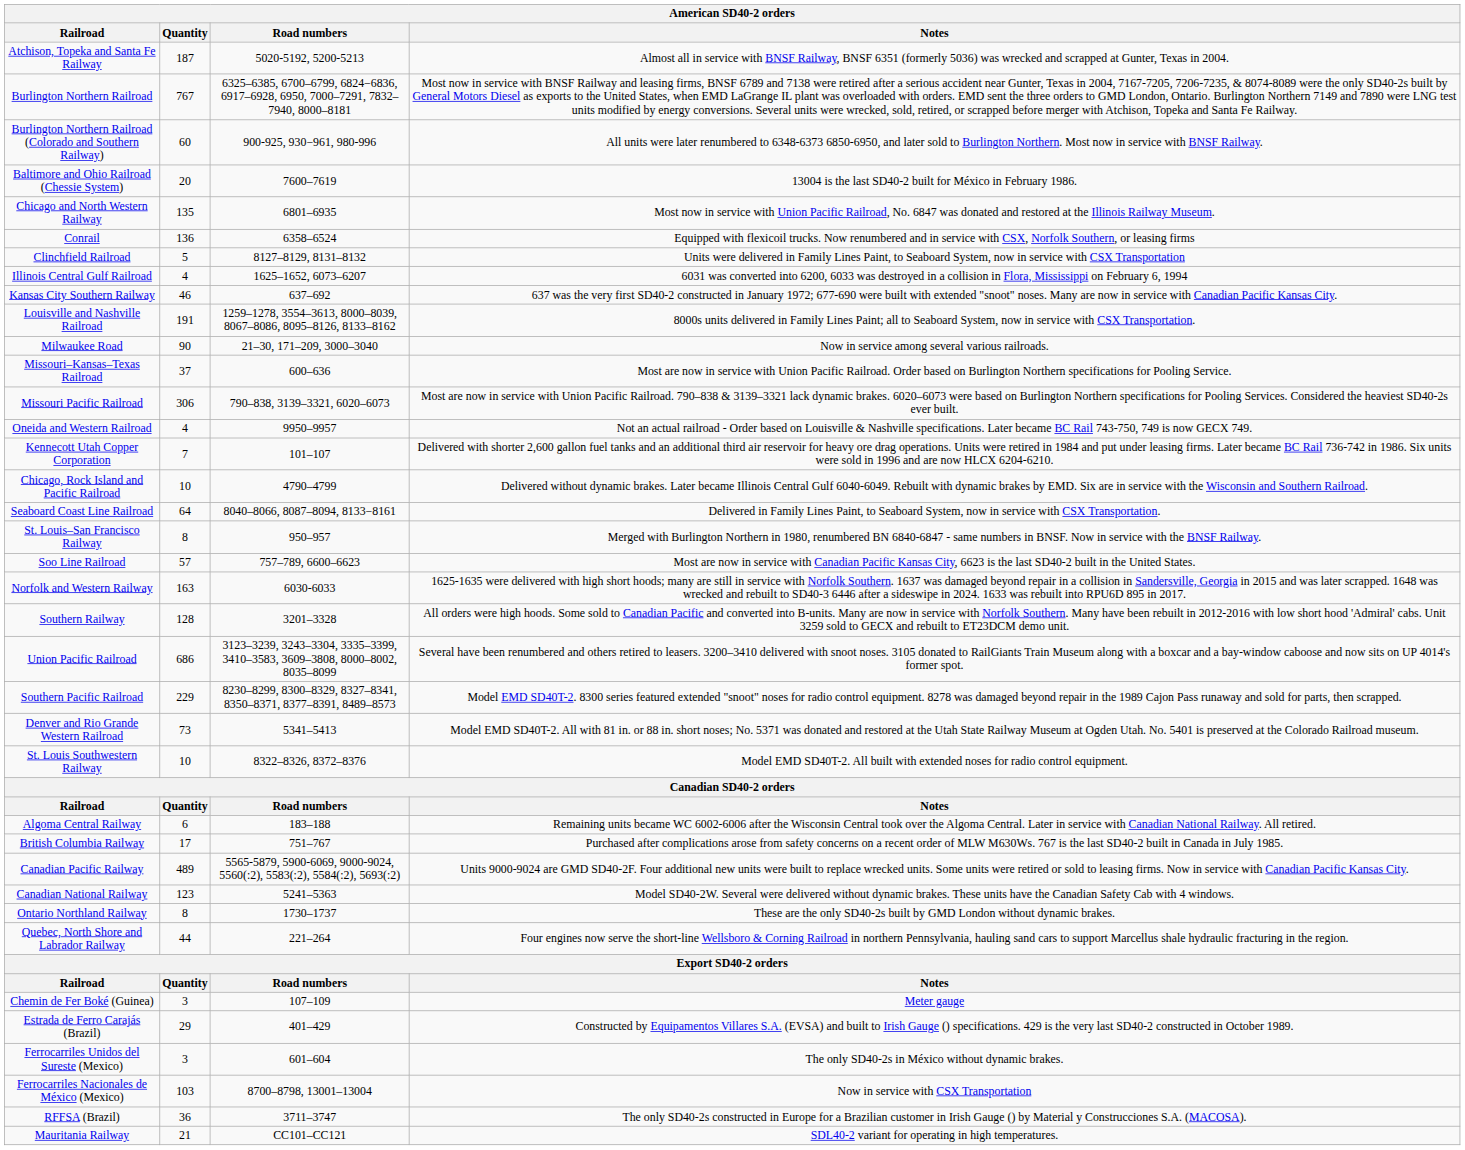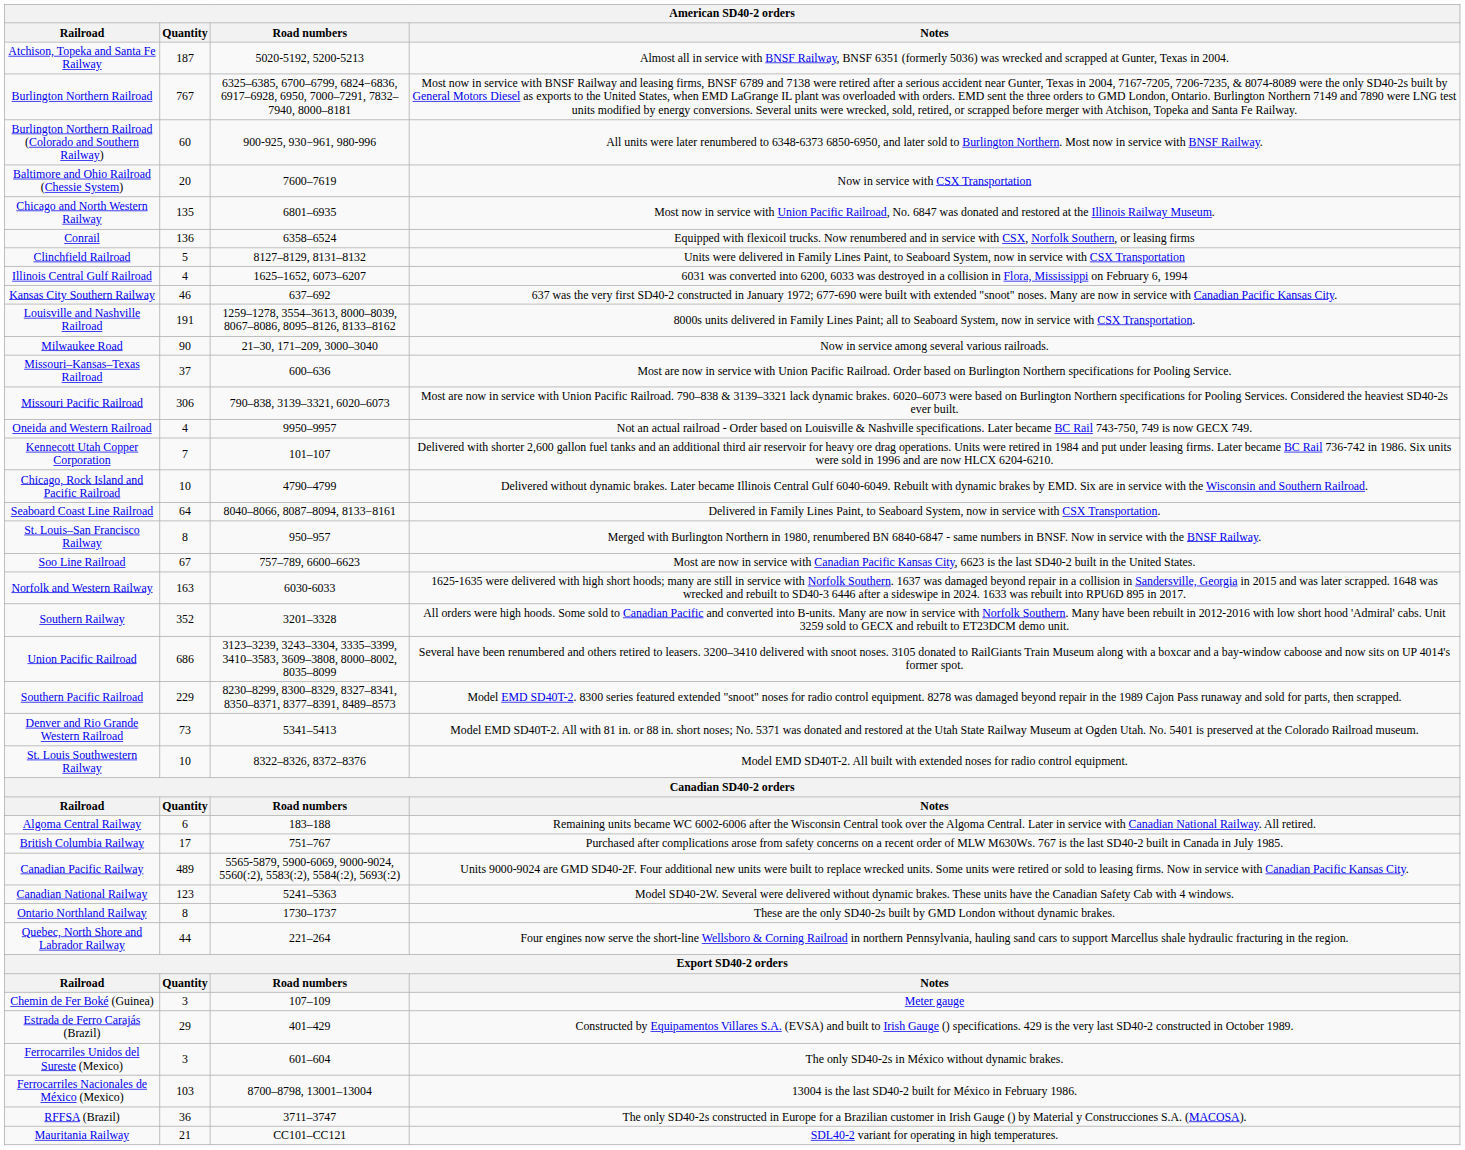(934, 181) 13004 is the last SD40-2 built for México in February 1986. -> (934, 181) Now in service with CSX Transportation
(185, 562) 57 -> (185, 562) 67
(185, 620) 128 -> (185, 620) 352
(934, 1091) Now in service with CSX Transportation -> (934, 1091) 13004 is the last SD40-2 built for México in February 1986.
